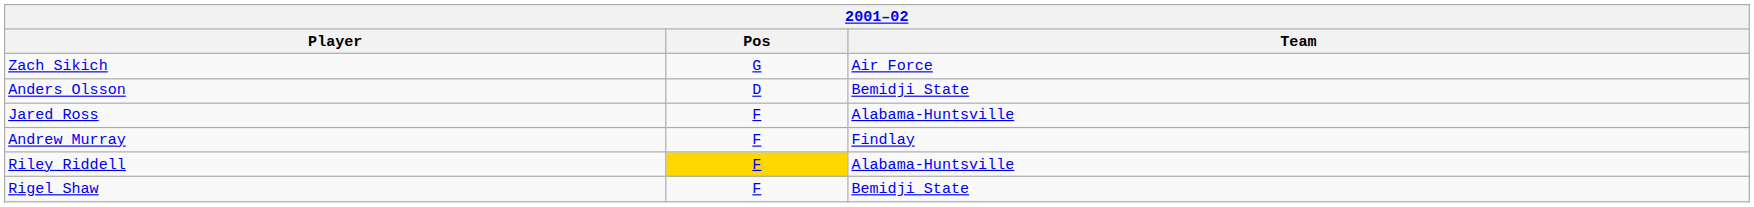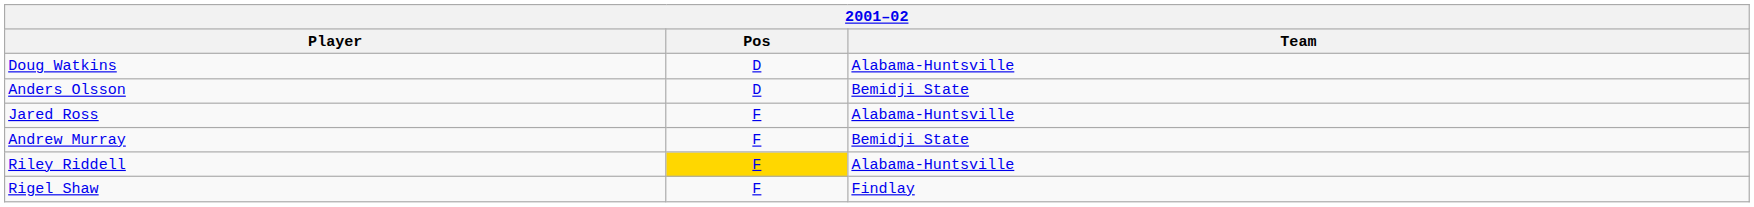- row: (58, 66)
+ row: (62, 66)
(883, 140) Findlay -> (910, 140) Bemidji State
(910, 189) Bemidji State -> (883, 189) Findlay
